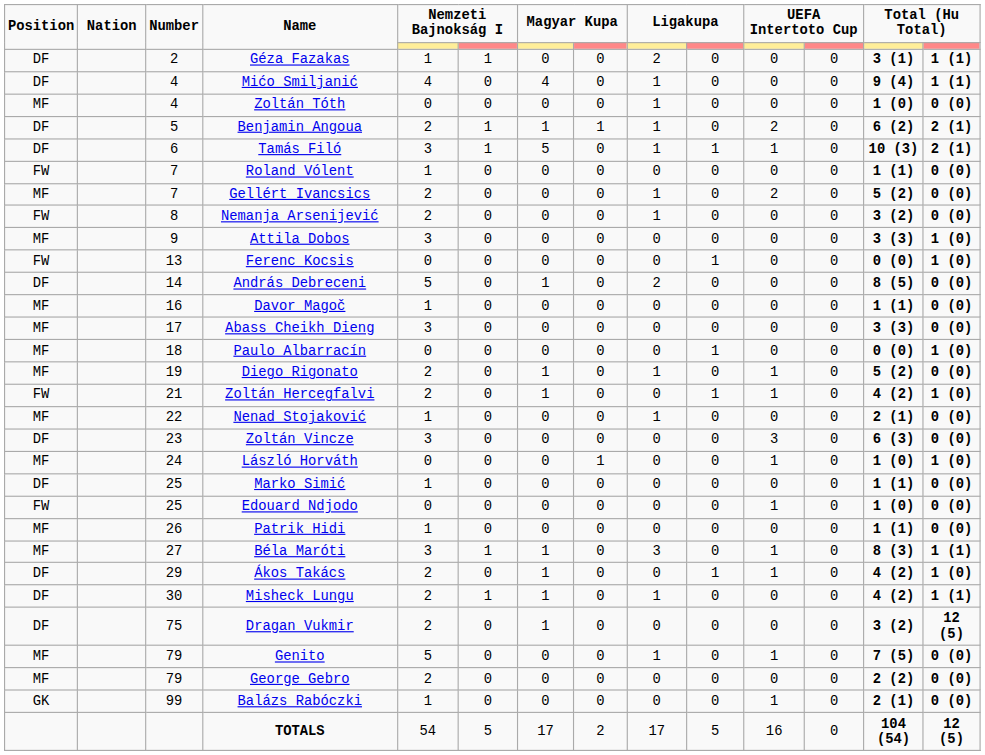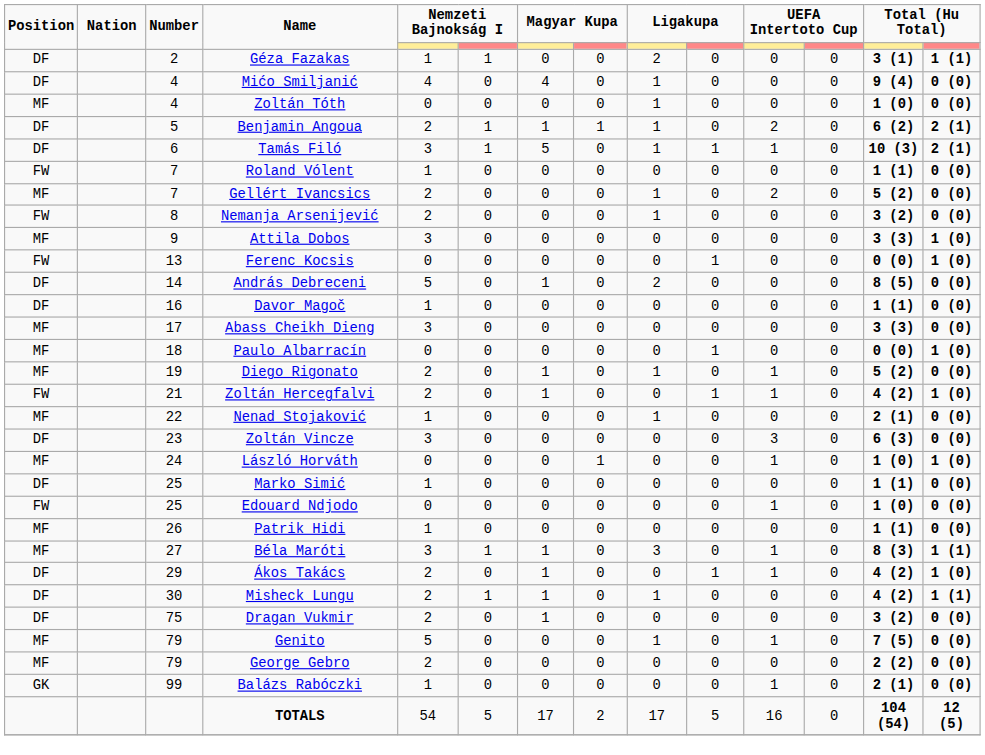(952, 83) 1 (1) -> (952, 83) 0 (0)
(41, 306) MF -> (41, 306) DF
(952, 627) 12 (5) -> (952, 619) 0 (0)
